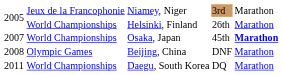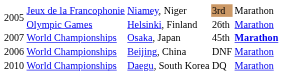(72, 24) World Championships -> (59, 24) Olympic Games
(14, 52) 2008 -> (14, 52) 2006
(59, 52) Olympic Games -> (72, 52) World Championships
(14, 66) 2011 -> (14, 66) 2010
